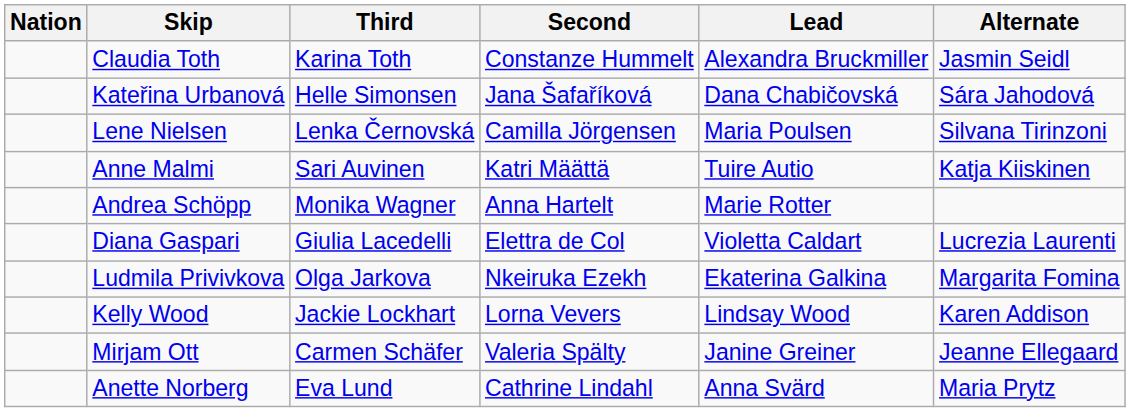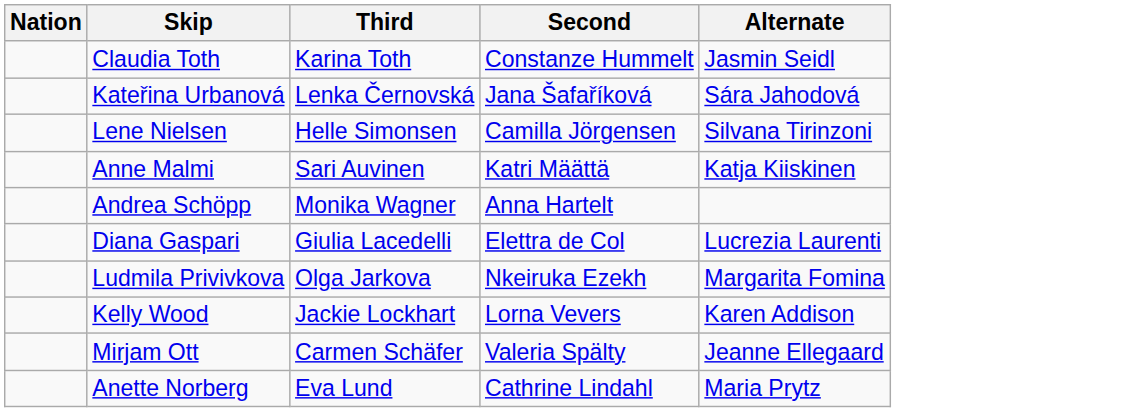- column: (816, 22)
(376, 95) Helle Simonsen -> (385, 95) Lenka Černovská
(385, 132) Lenka Černovská -> (376, 132) Helle Simonsen
